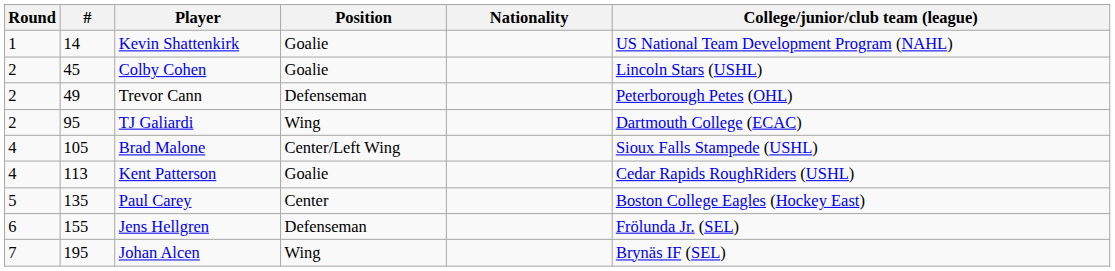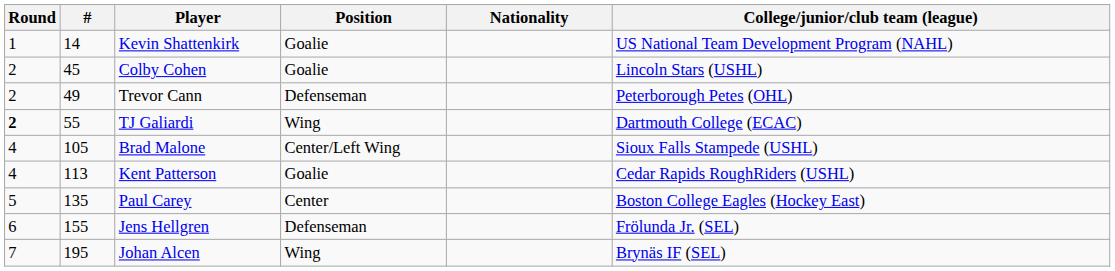(12, 122) normal -> (12, 122) bold
(72, 122) 95 -> (72, 122) 55
